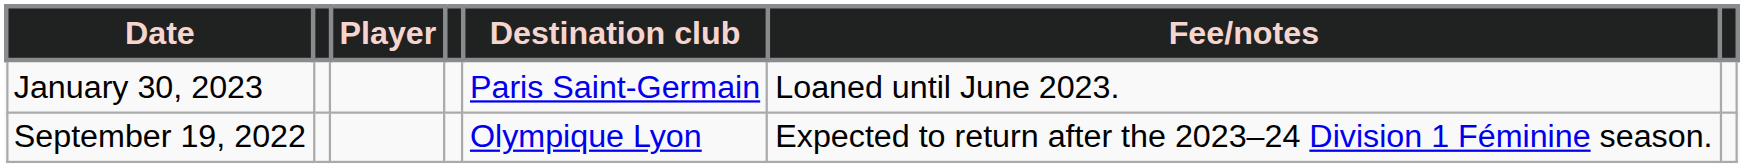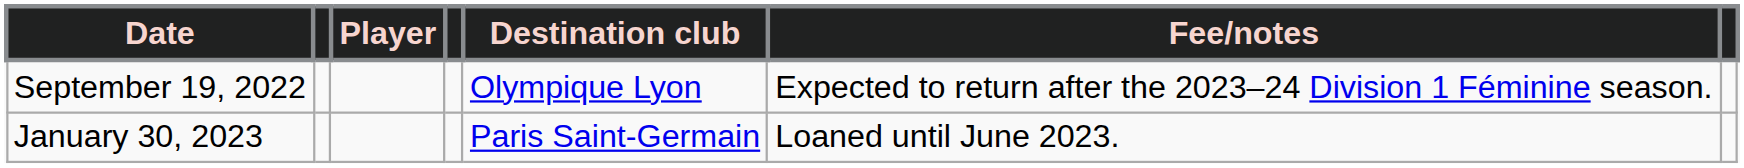rows swapped: (160, 137) <-> (138, 86)
